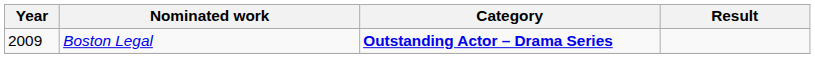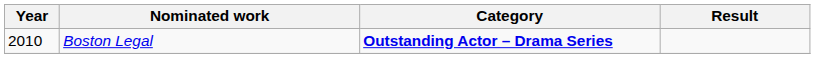(25, 41) 2009 -> (25, 41) 2010
